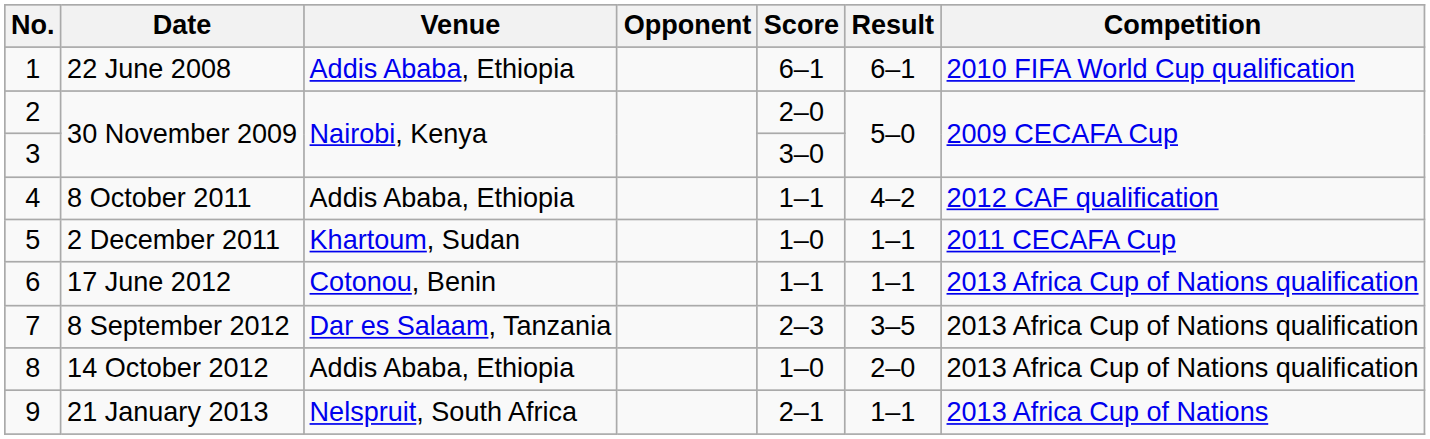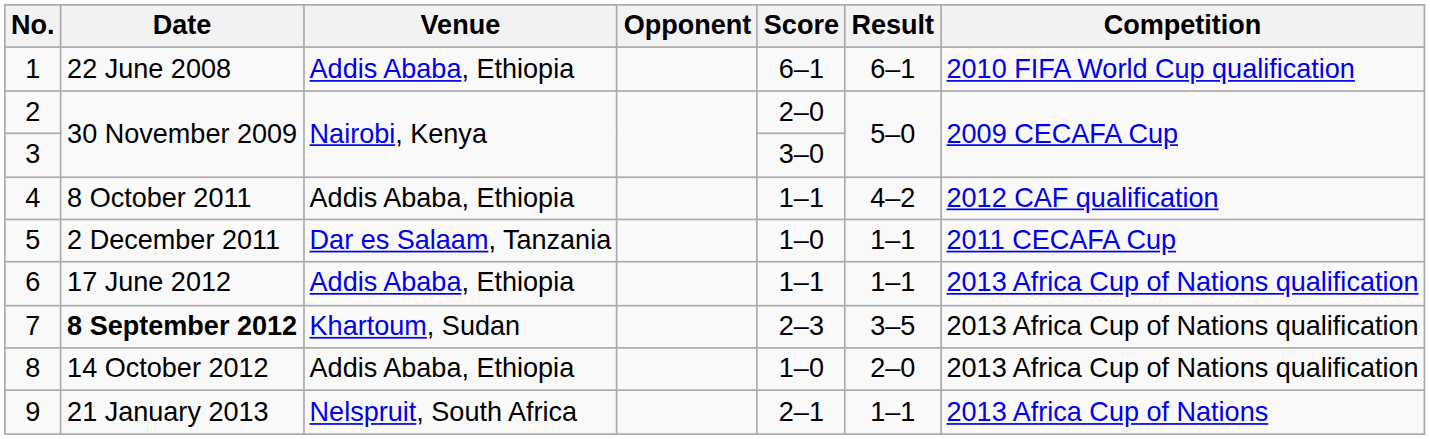(415, 240) Khartoum, Sudan -> (460, 240) Dar es Salaam, Tanzania
(403, 283) Cotonou, Benin -> (442, 283) Addis Ababa, Ethiopia
(178, 326) normal -> (182, 326) bold
(460, 326) Dar es Salaam, Tanzania -> (415, 326) Khartoum, Sudan
